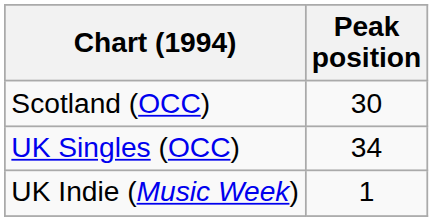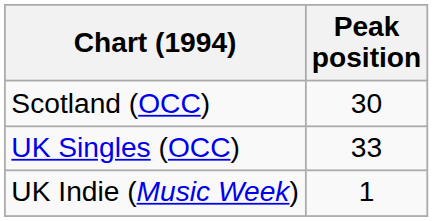(367, 147) 34 -> (367, 147) 33
